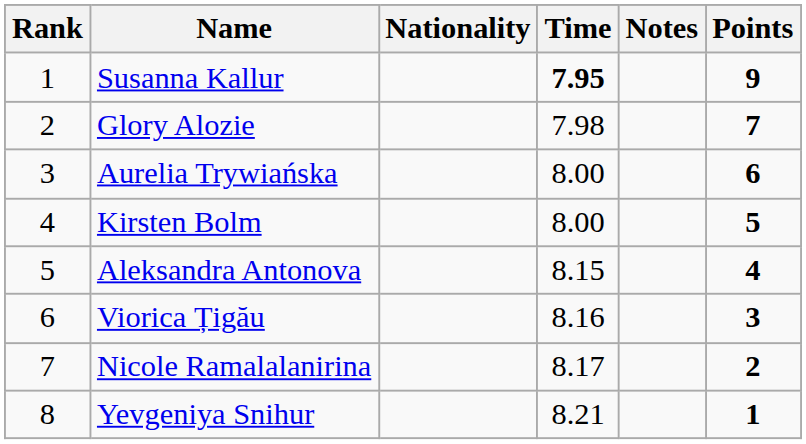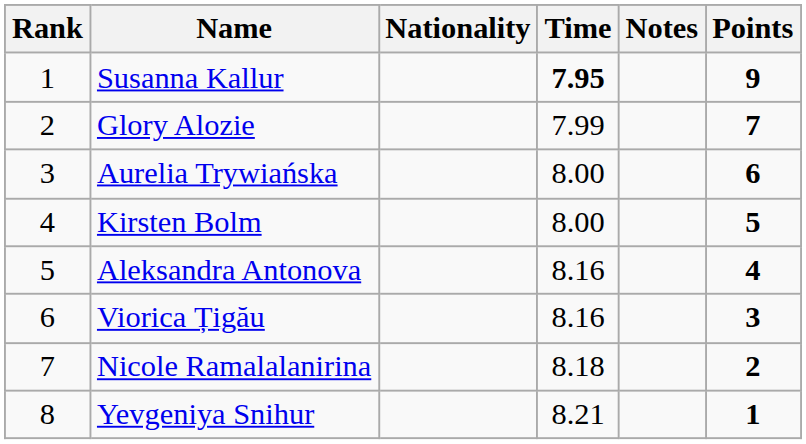(578, 125) 7.98 -> (578, 125) 7.99
(578, 269) 8.15 -> (578, 269) 8.16
(578, 366) 8.17 -> (578, 366) 8.18
